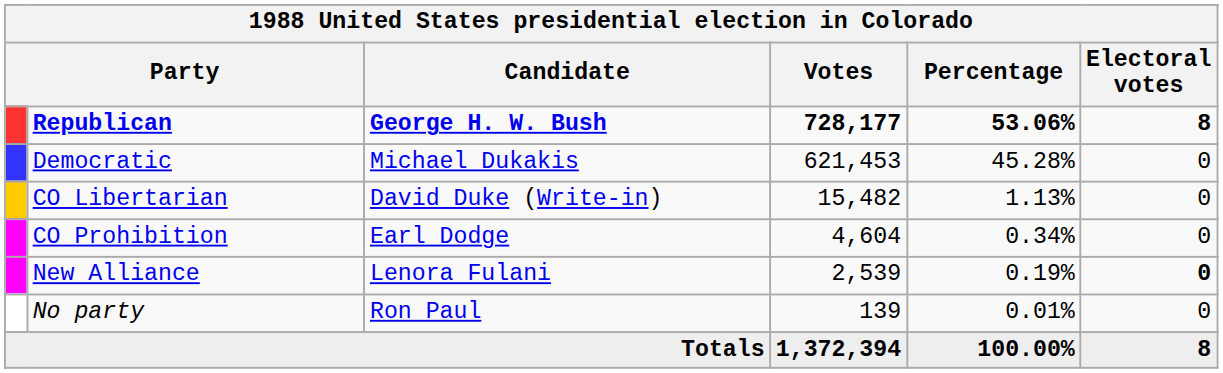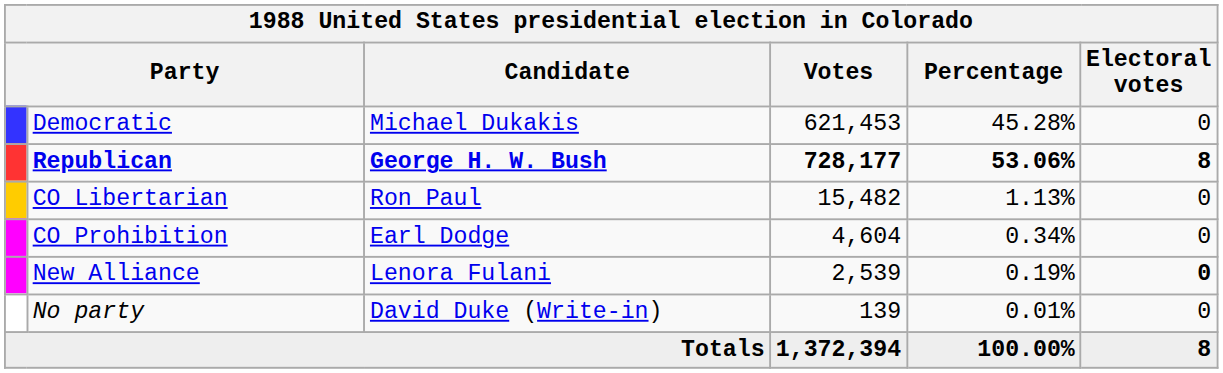rows swapped: (102, 125) <-> (102, 163)
(516, 200) David Duke (Write-in) -> (426, 200) Ron Paul
(426, 313) Ron Paul -> (516, 313) David Duke (Write-in)
